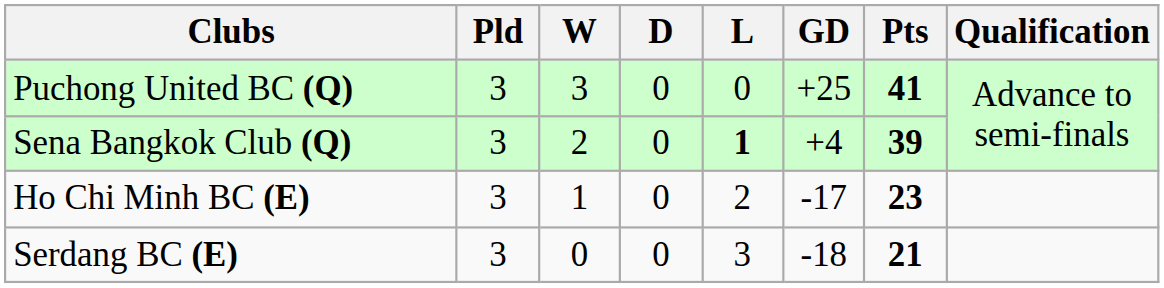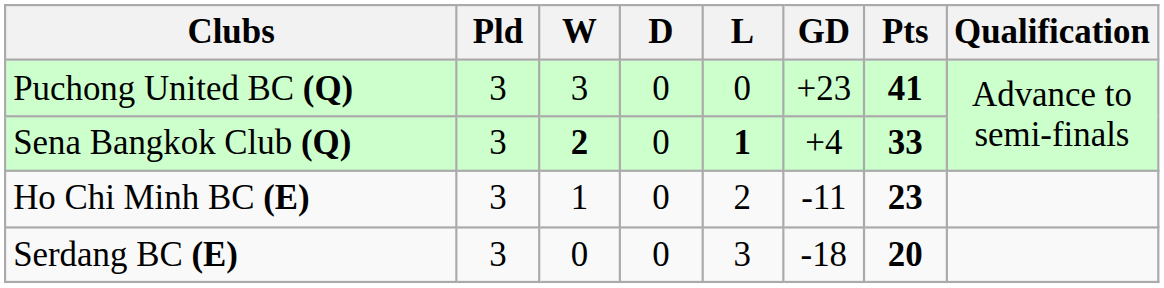(824, 87) +25 -> (824, 87) +23
(579, 142) normal -> (579, 142) bold
(905, 142) 39 -> (905, 142) 33
(824, 198) -17 -> (824, 198) -11
(905, 253) 21 -> (905, 253) 20
